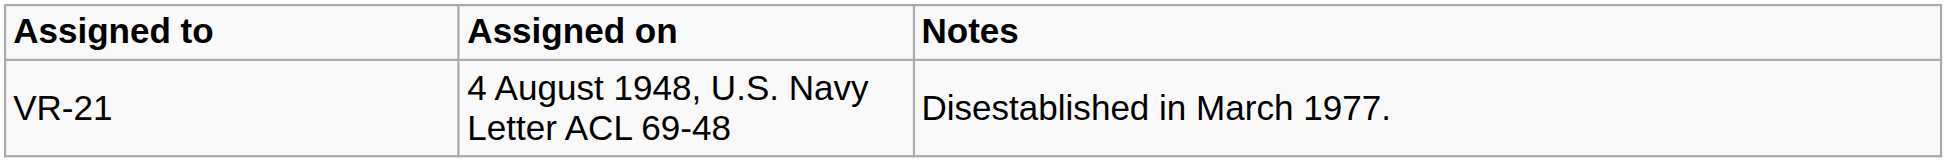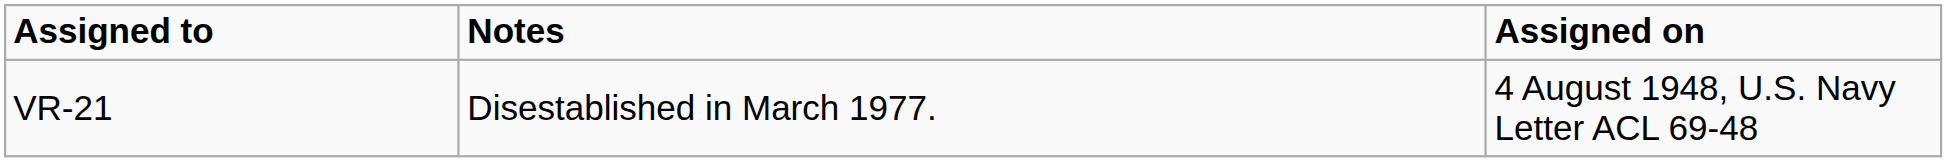columns swapped: (572, 32) <-> (970, 32)
